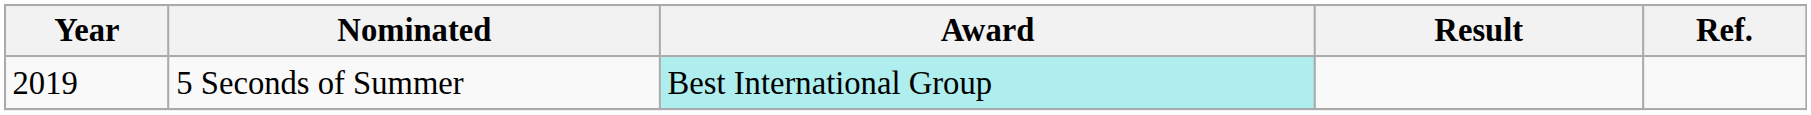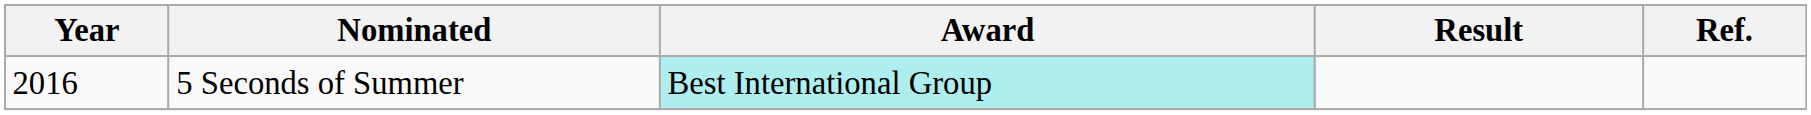(45, 82) 2019 -> (45, 82) 2016
